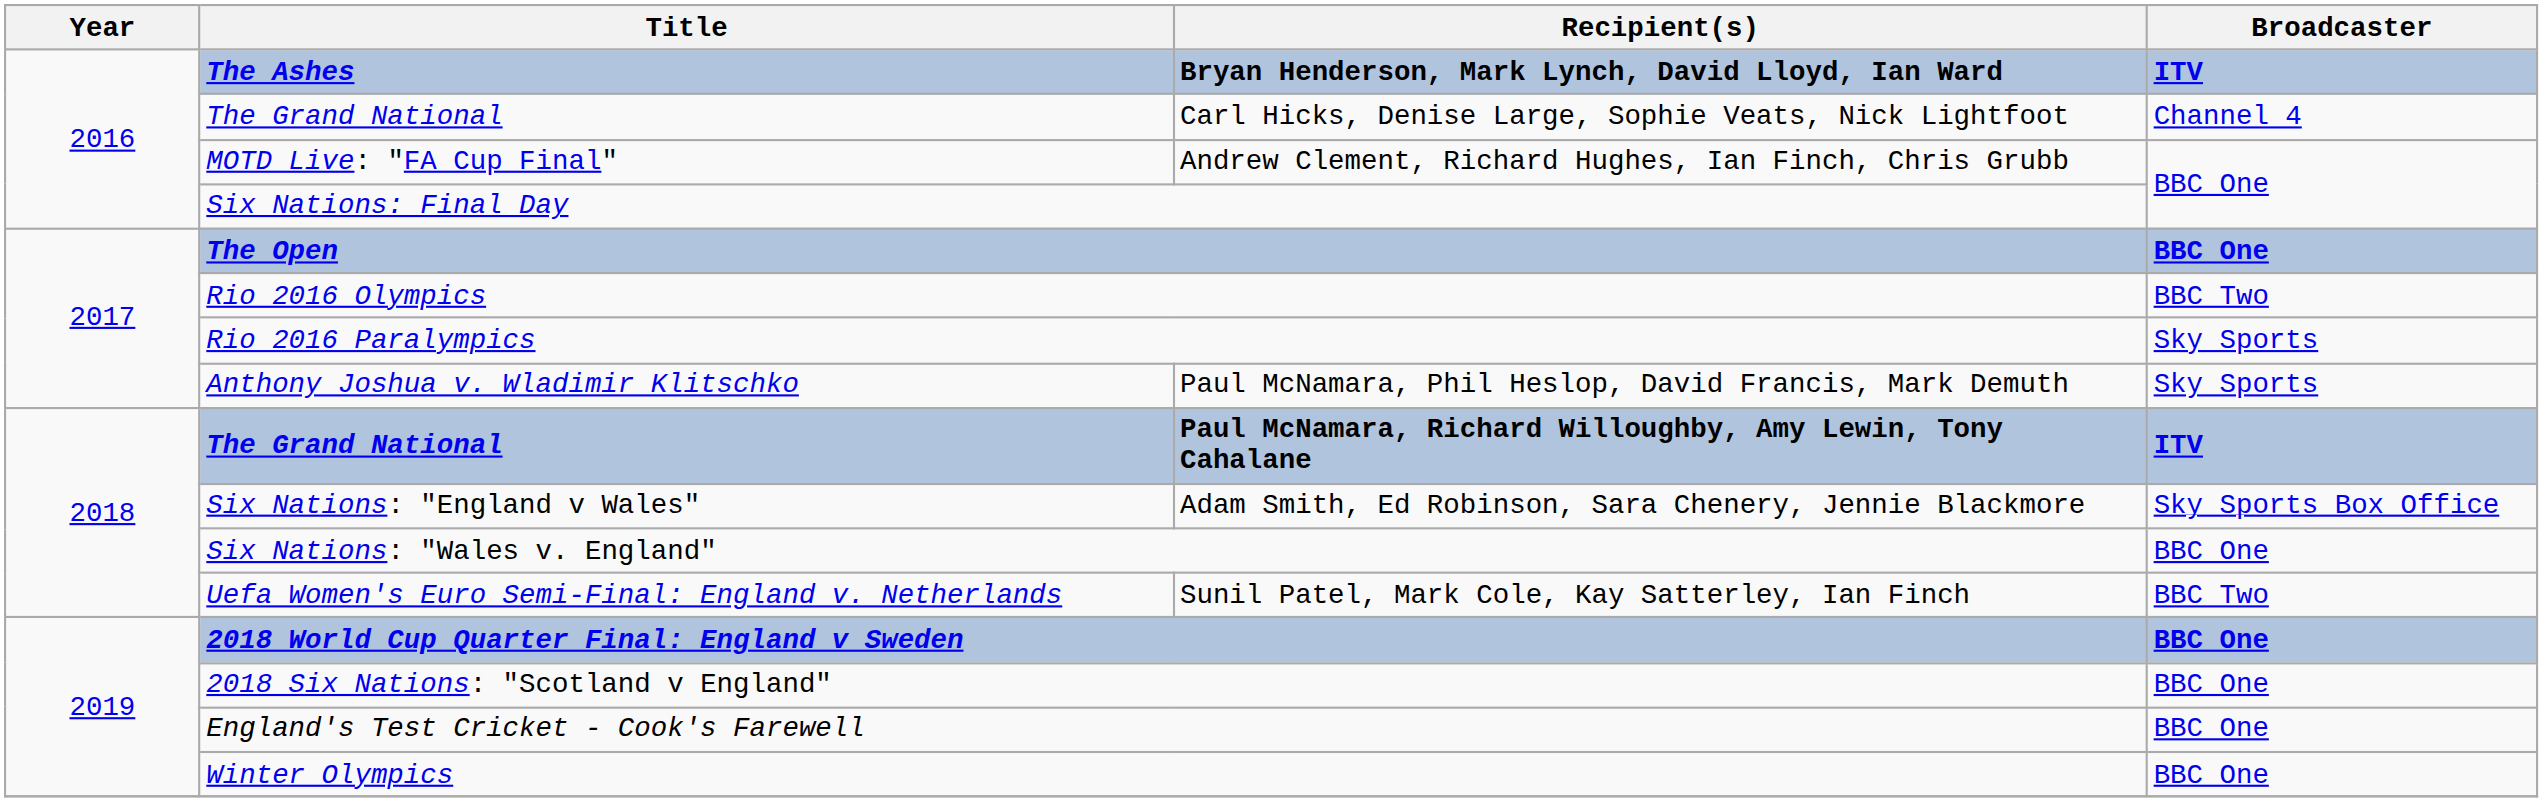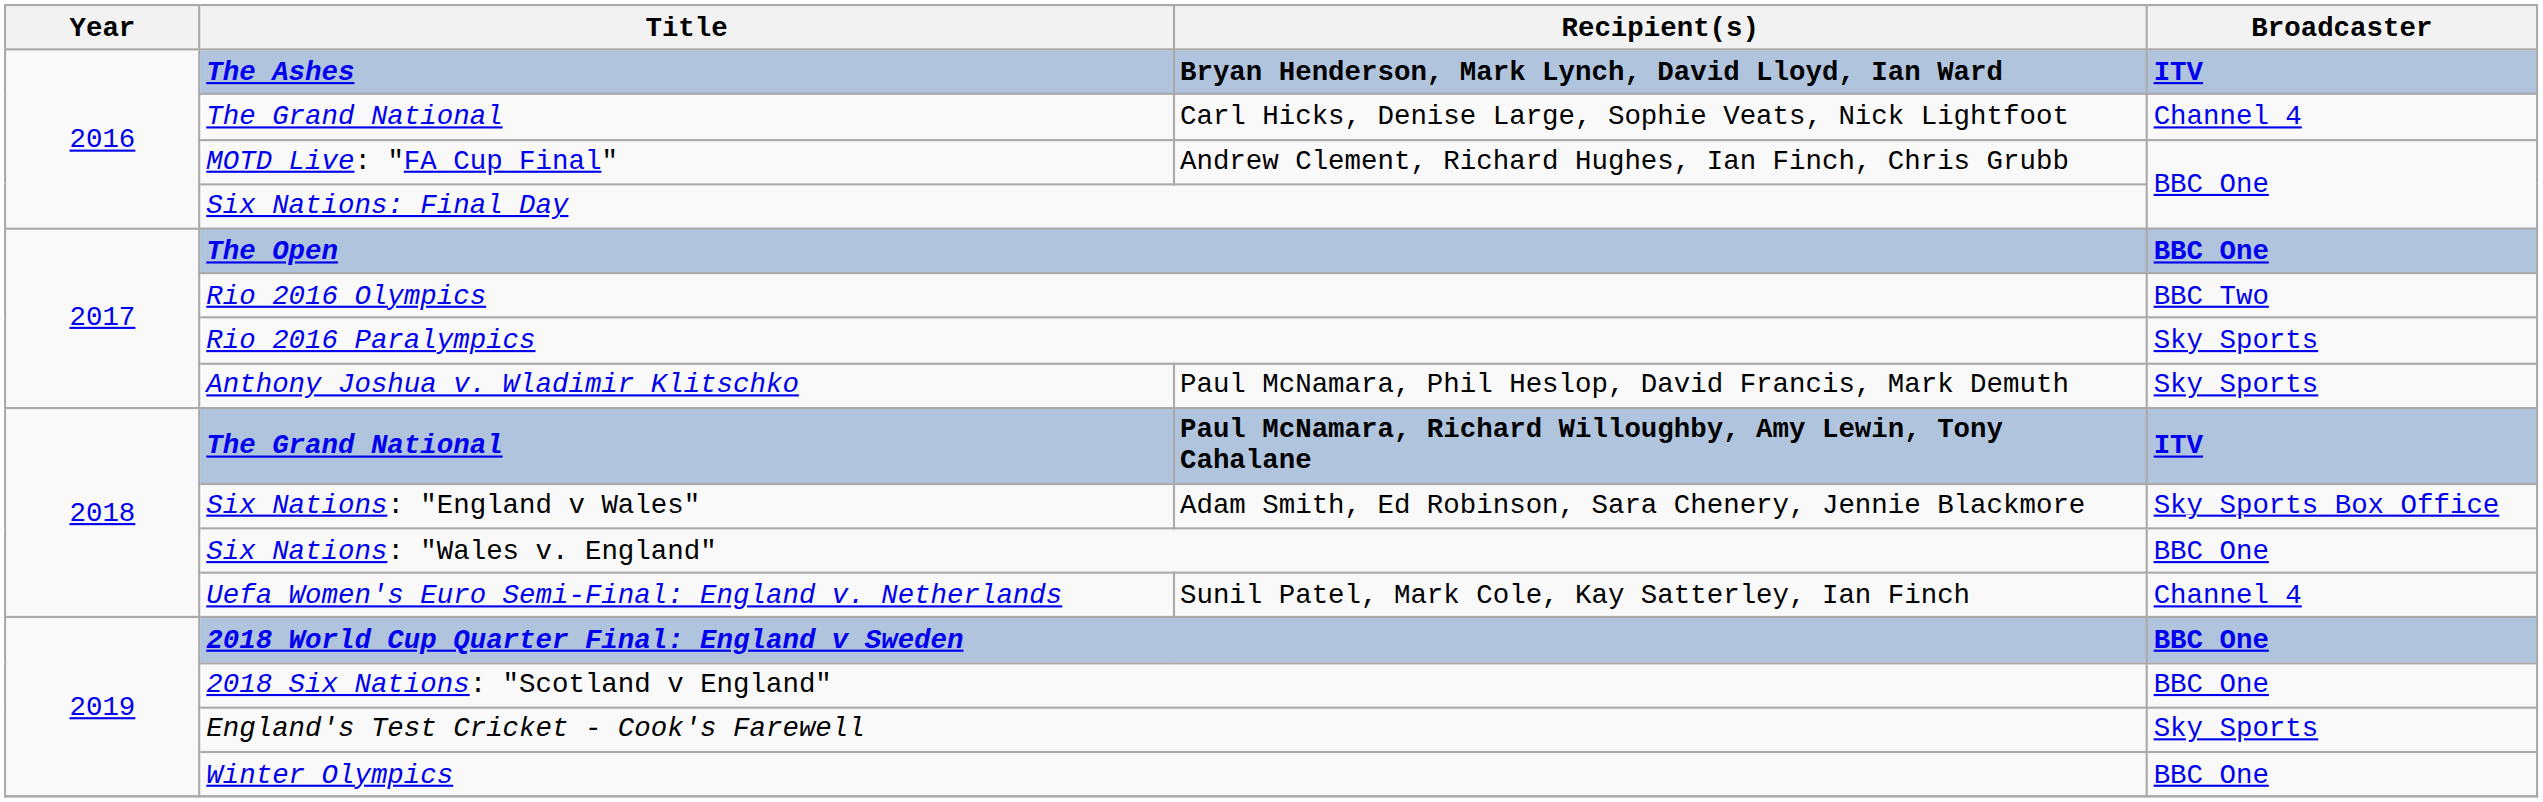(2211, 596) BBC Two -> (2228, 596) Channel 4
(2211, 730) BBC One -> (2236, 730) Sky Sports
